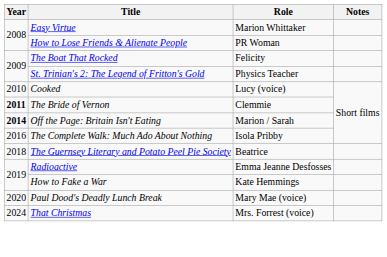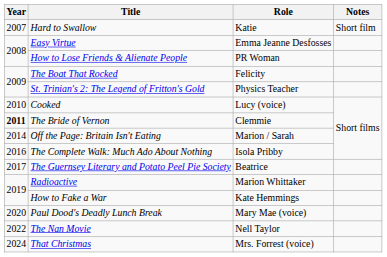+ row: (63, 27)
(270, 27) Marion Whittaker -> (283, 43) Emma Jeanne Desfosses
(16, 120) bold -> (16, 136) normal
(16, 151) 2018 -> (16, 167) 2017
(283, 167) Emma Jeanne Desfosses -> (270, 182) Marion Whittaker
+ row: (61, 228)
